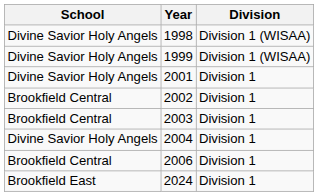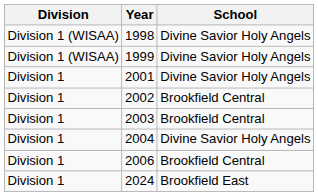columns swapped: (83, 14) <-> (255, 14)
